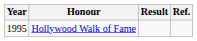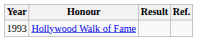(17, 28) 1995 -> (17, 28) 1993
